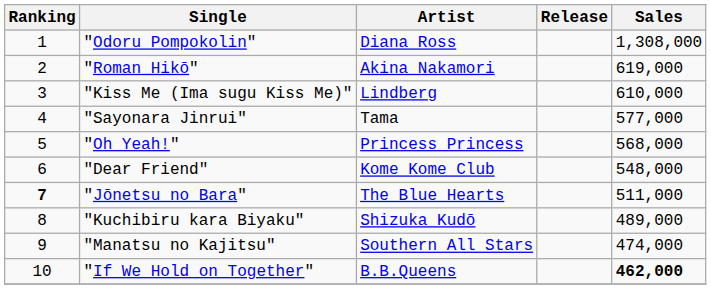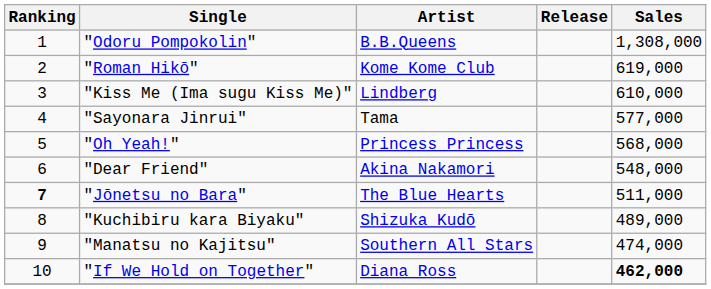(408, 42) Diana Ross -> (408, 42) B.B.Queens
(427, 68) Akina Nakamori -> (427, 68) Kome Kome Club
(427, 170) Kome Kome Club -> (427, 170) Akina Nakamori
(408, 271) B.B.Queens -> (408, 271) Diana Ross
